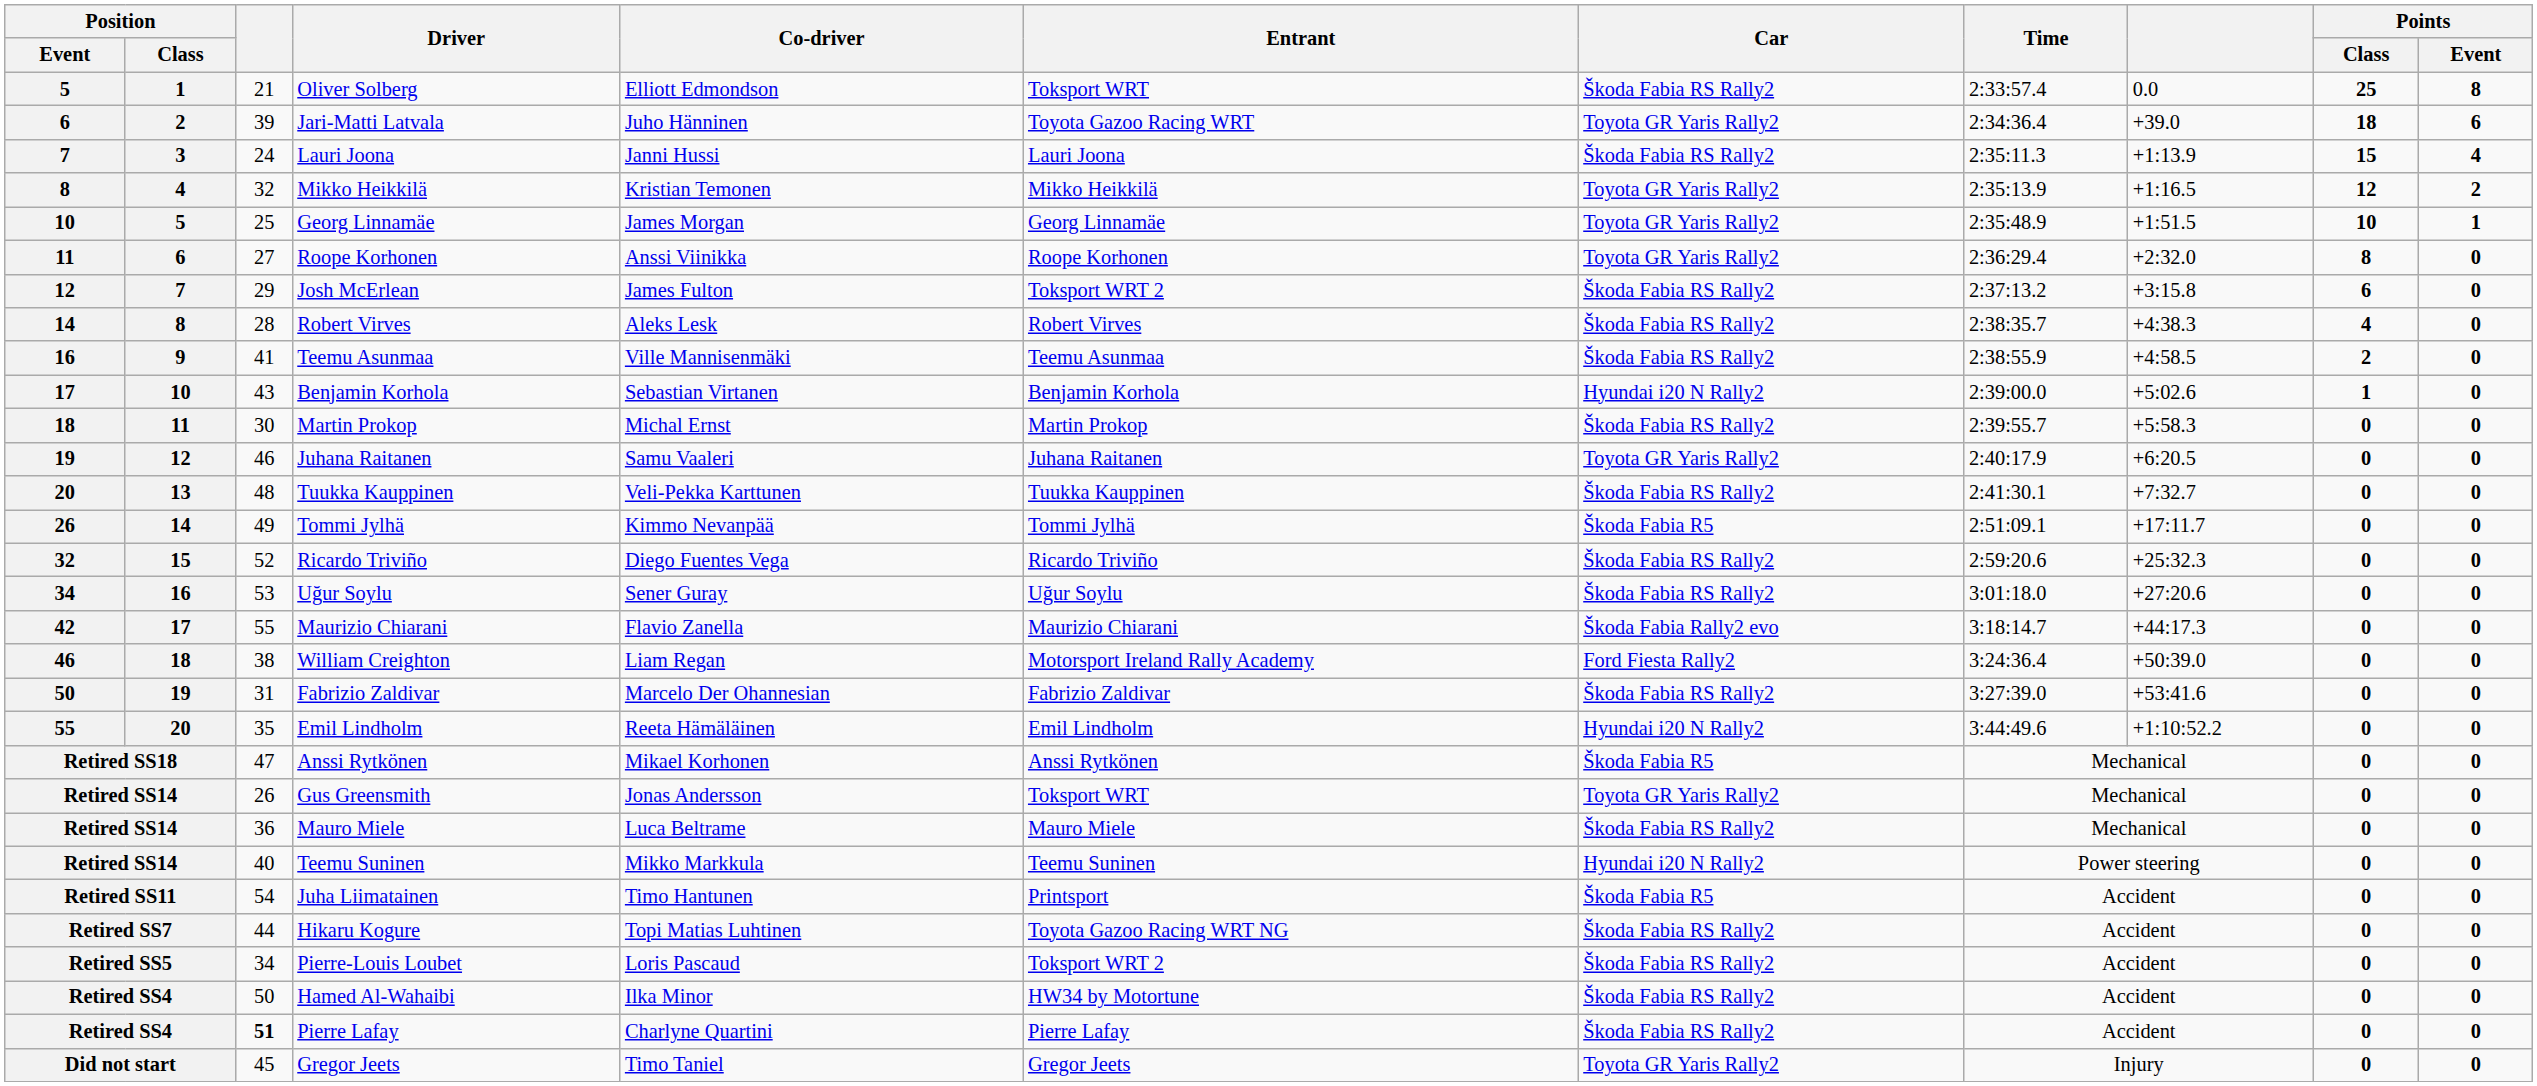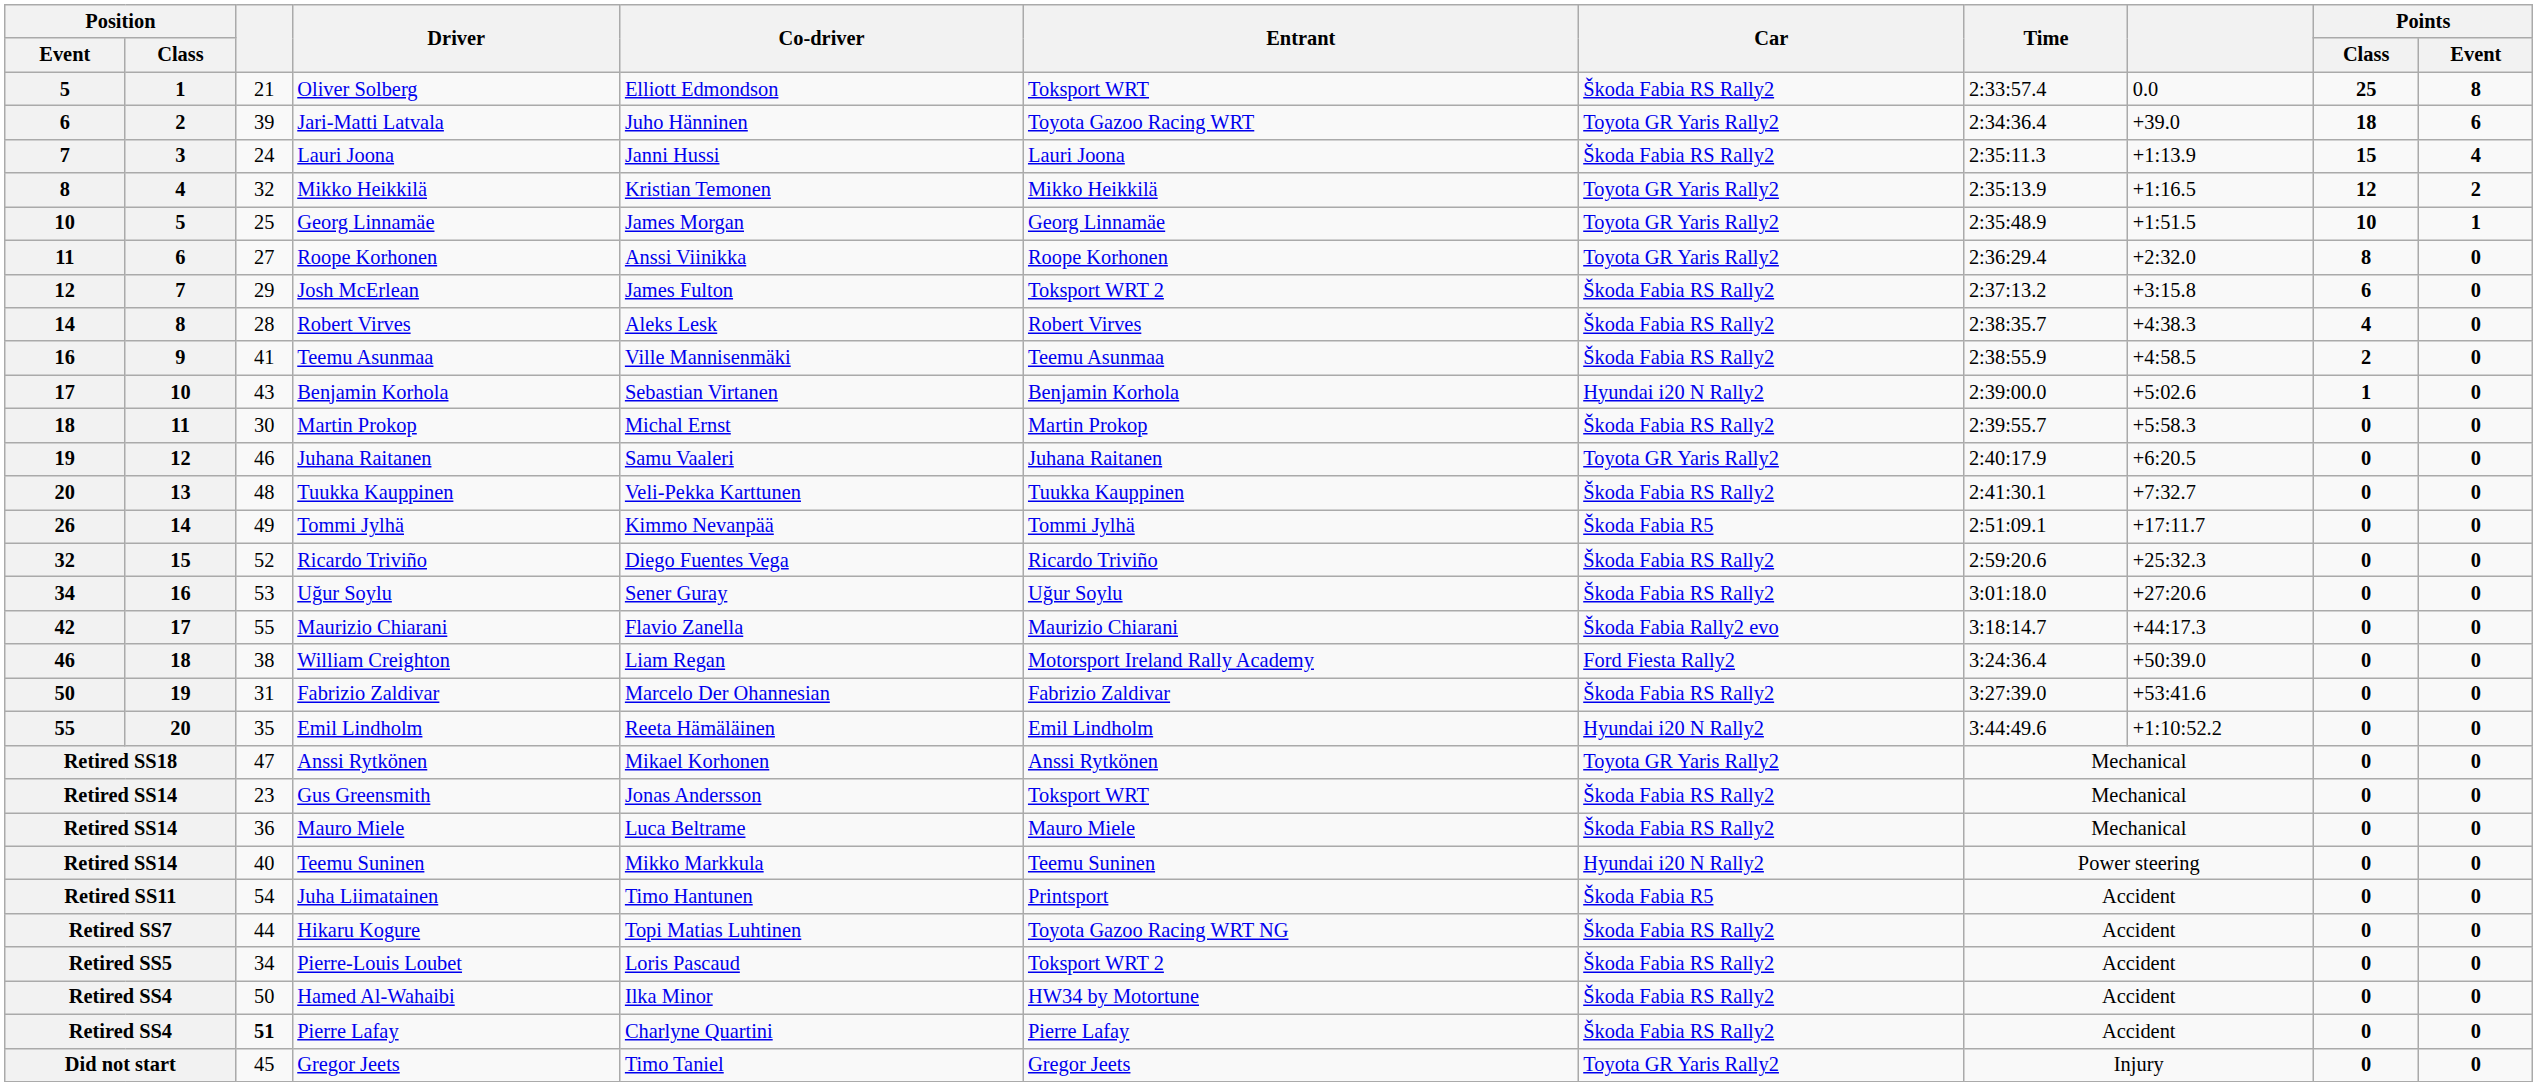(1648, 761) Škoda Fabia R5 -> (1681, 761) Toyota GR Yaris Rally2
(264, 795) 26 -> (264, 795) 23
(1681, 795) Toyota GR Yaris Rally2 -> (1679, 795) Škoda Fabia RS Rally2
